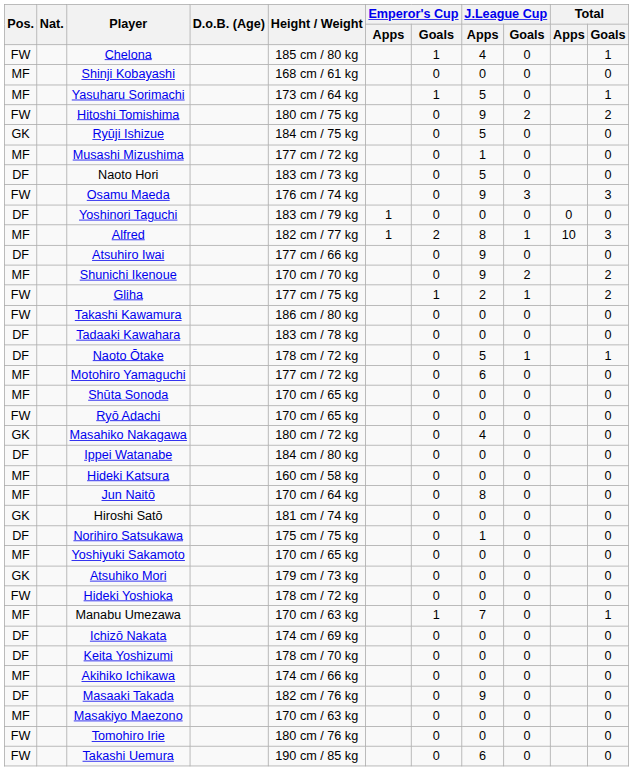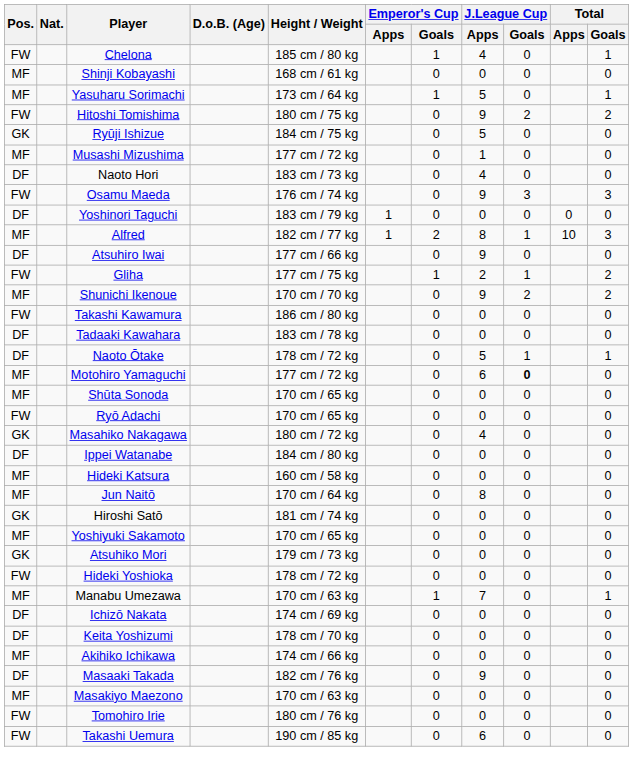(483, 174) 5 -> (483, 174) 4
rows swapped: (128, 275) <-> (128, 295)
(527, 375) normal -> (527, 375) bold
- row: (128, 535)
